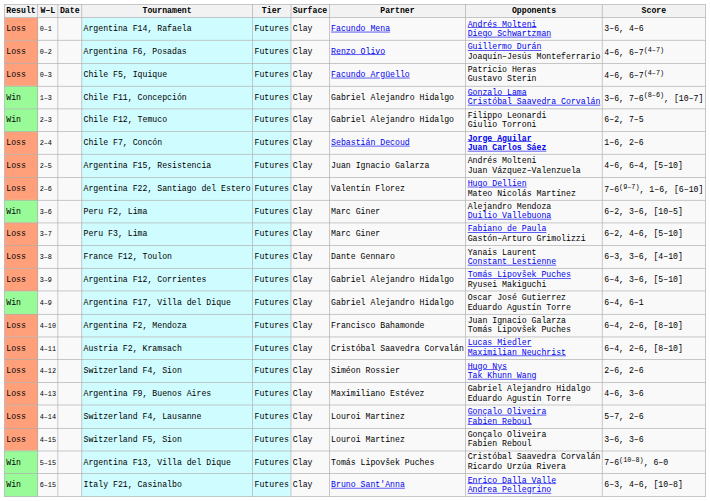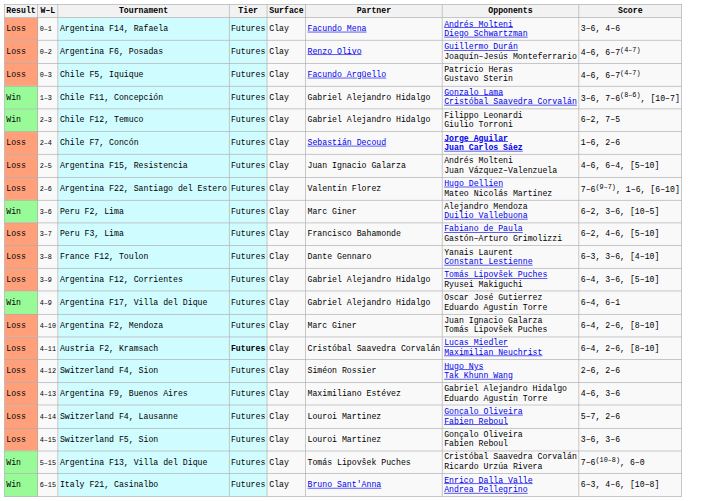- column: (70, 11)
(356, 234) Marc Giner -> (354, 234) Francisco Bahamonde
(378, 325) Francisco Bahamonde -> (332, 325) Marc Giner
(272, 348) normal -> (248, 348) bold
